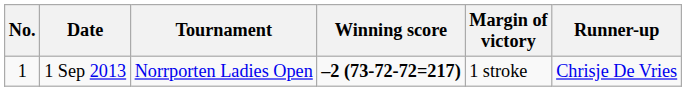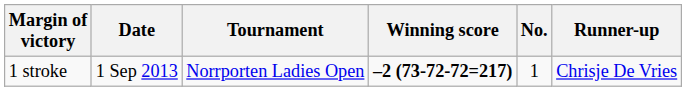columns swapped: (22, 30) <-> (508, 30)
